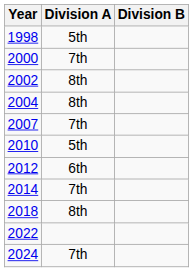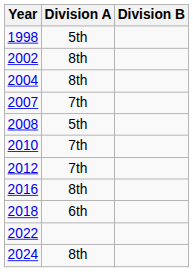- row: (23, 59)
+ row: (23, 124)
(78, 146) 5th -> (78, 146) 7th
(78, 168) 6th -> (78, 168) 7th
- row: (23, 189)
+ row: (23, 189)
(78, 211) 8th -> (78, 211) 6th
(78, 255) 7th -> (78, 255) 8th
